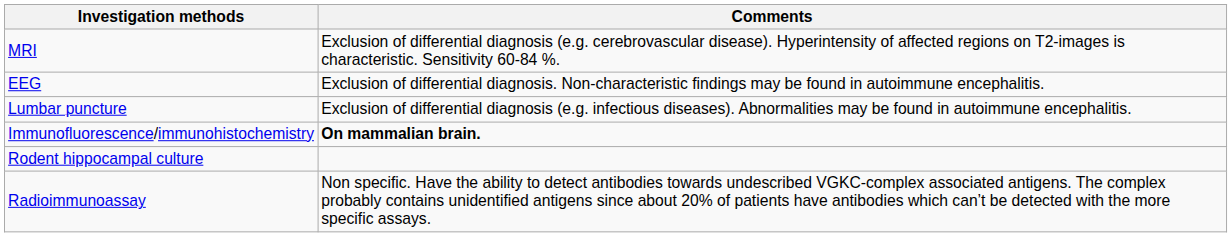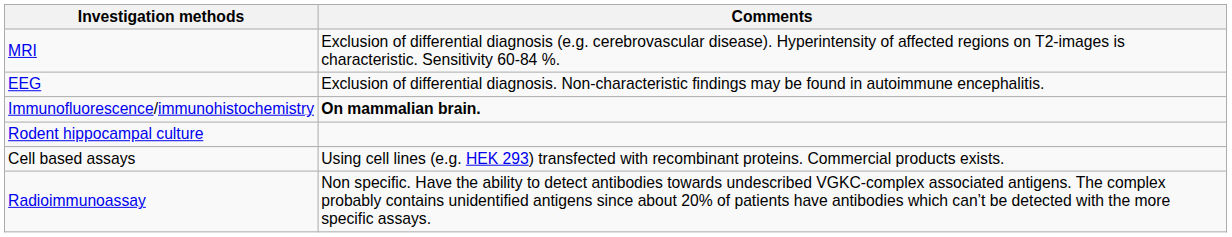- row: (67, 109)
+ row: (72, 158)
